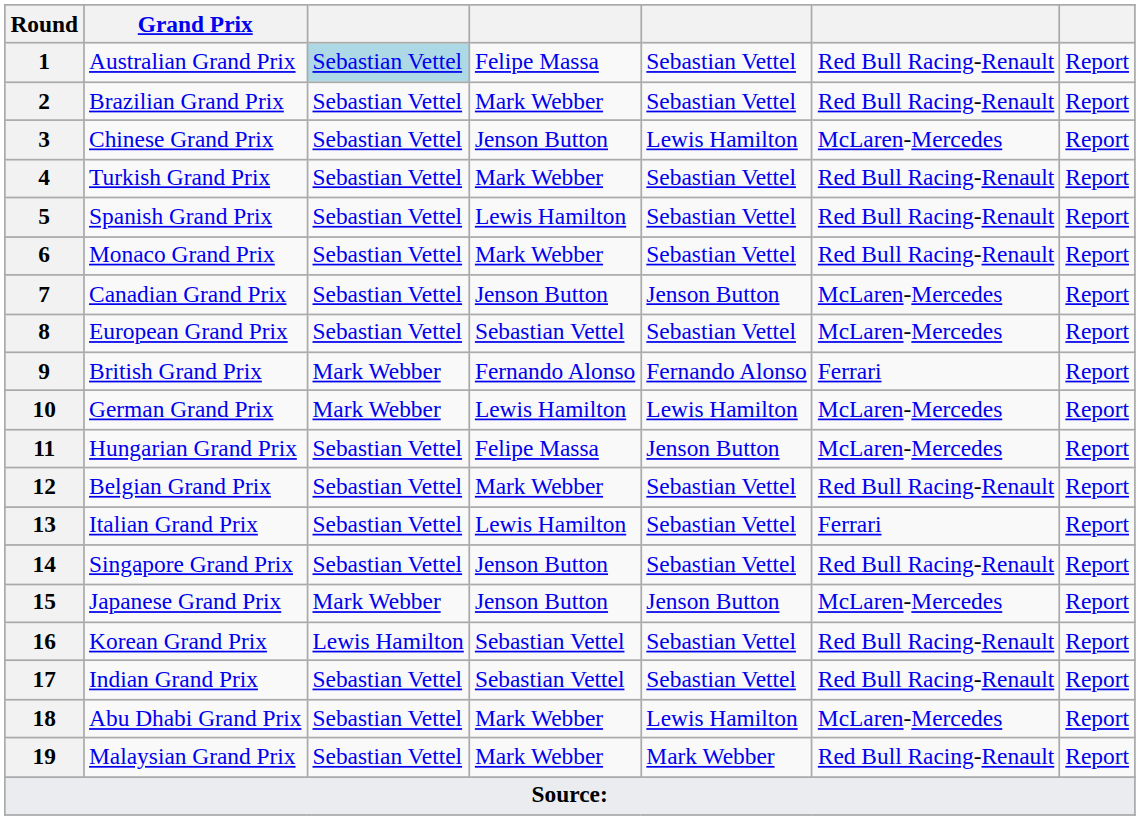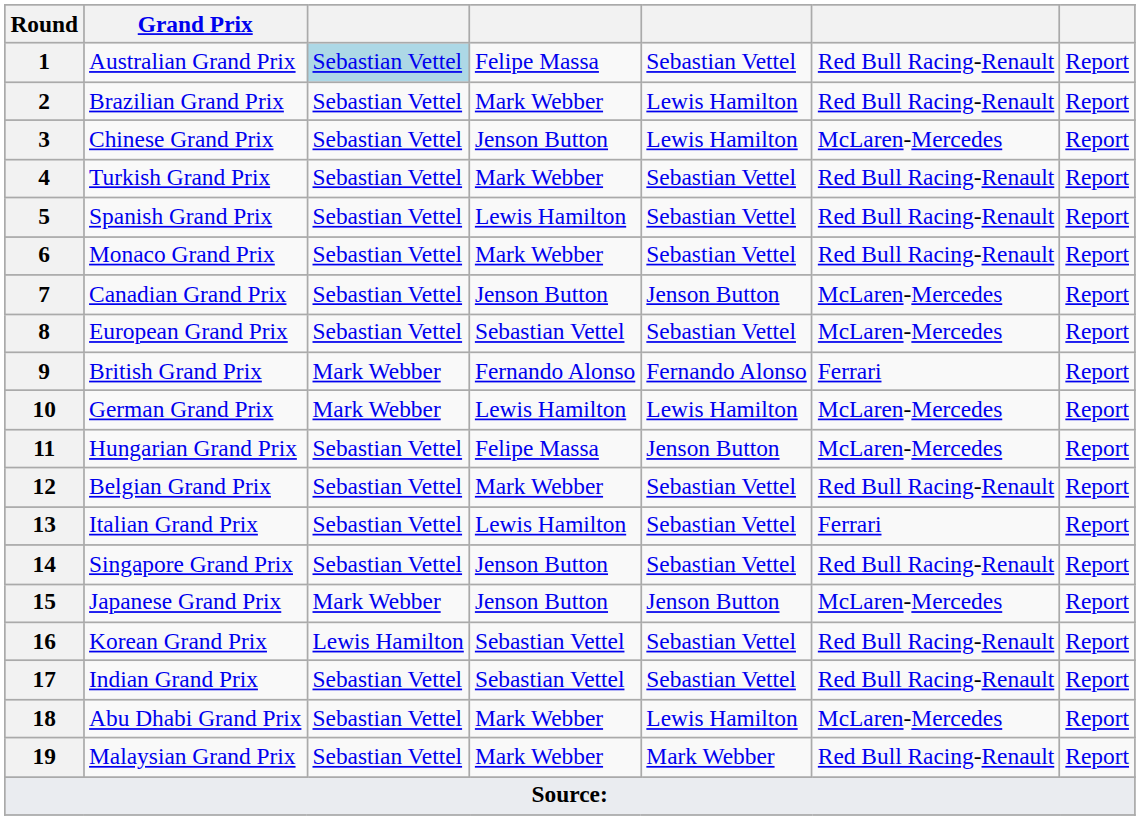(721, 100) Sebastian Vettel -> (722, 100) Lewis Hamilton
